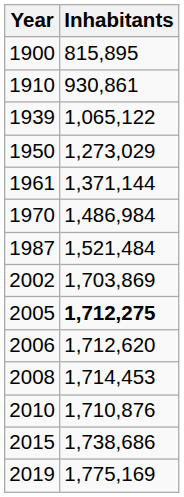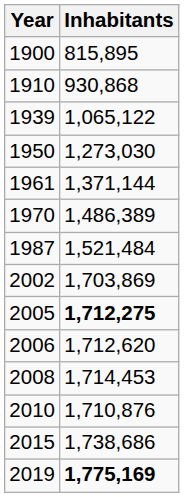(101, 85) 930,861 -> (101, 85) 930,868
(110, 150) 1,273,029 -> (110, 150) 1,273,030
(110, 215) 1,486,984 -> (110, 215) 1,486,389
(110, 475) normal -> (110, 475) bold
